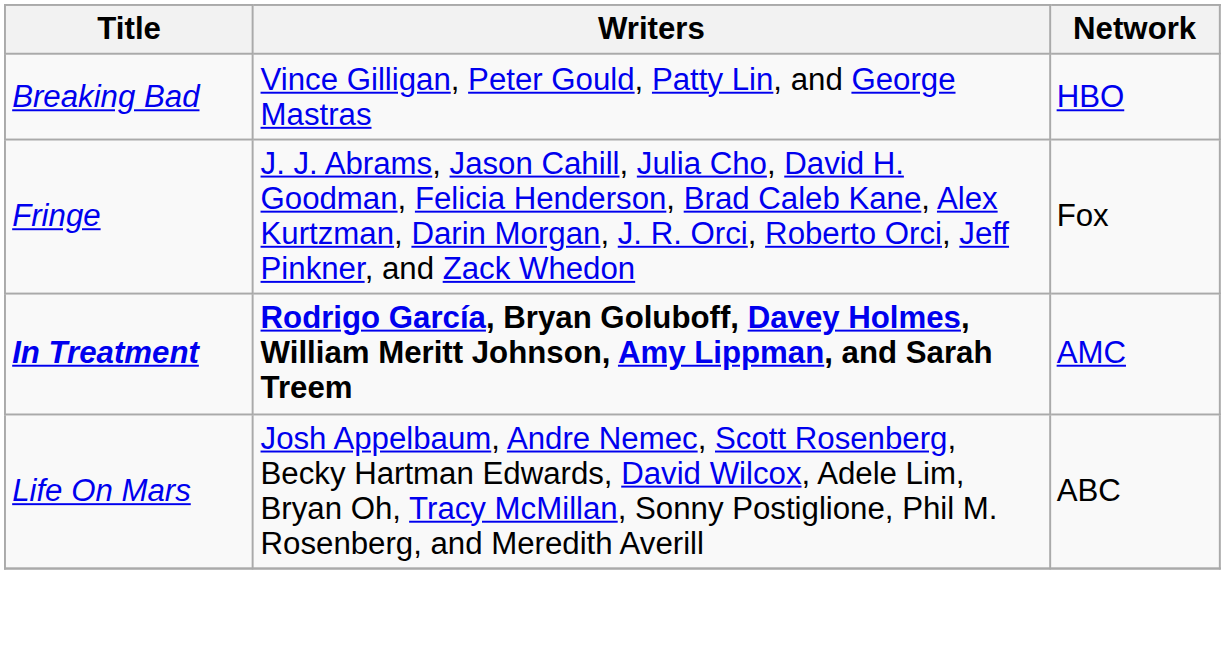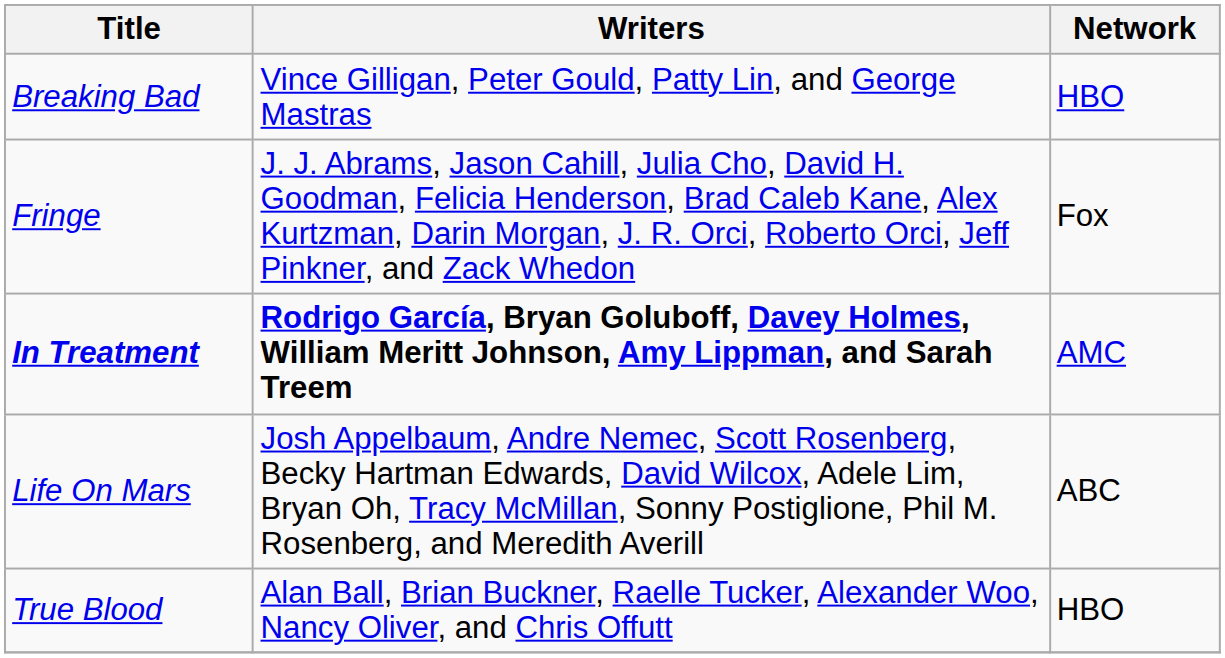+ row: (87, 610)
